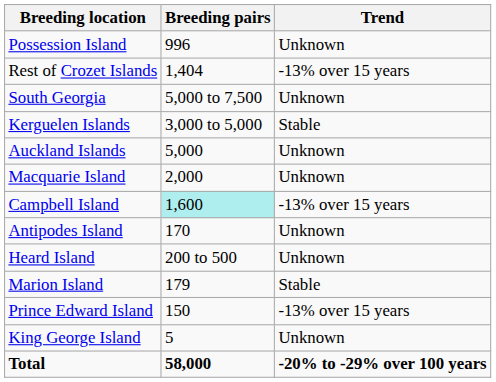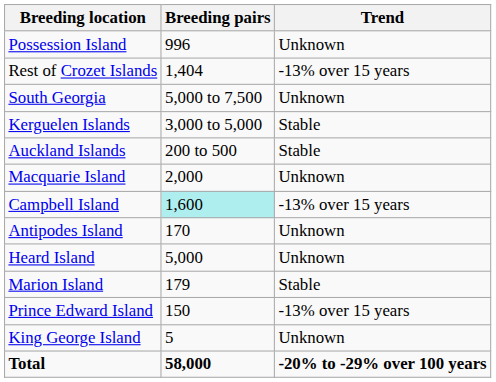(184, 151) 5,000 -> (201, 151) 200 to 500
(312, 151) Unknown -> (299, 151) Stable
(201, 257) 200 to 500 -> (184, 257) 5,000
